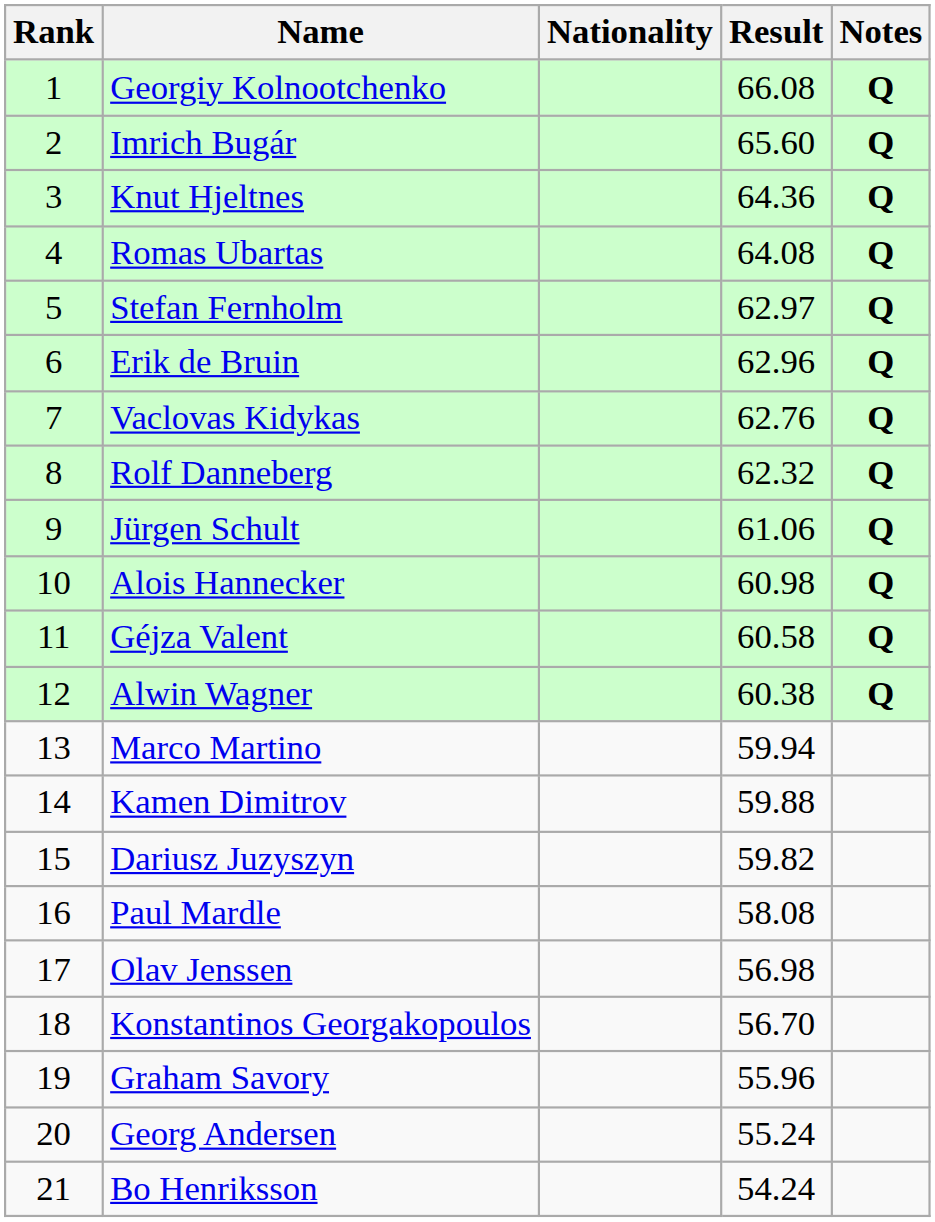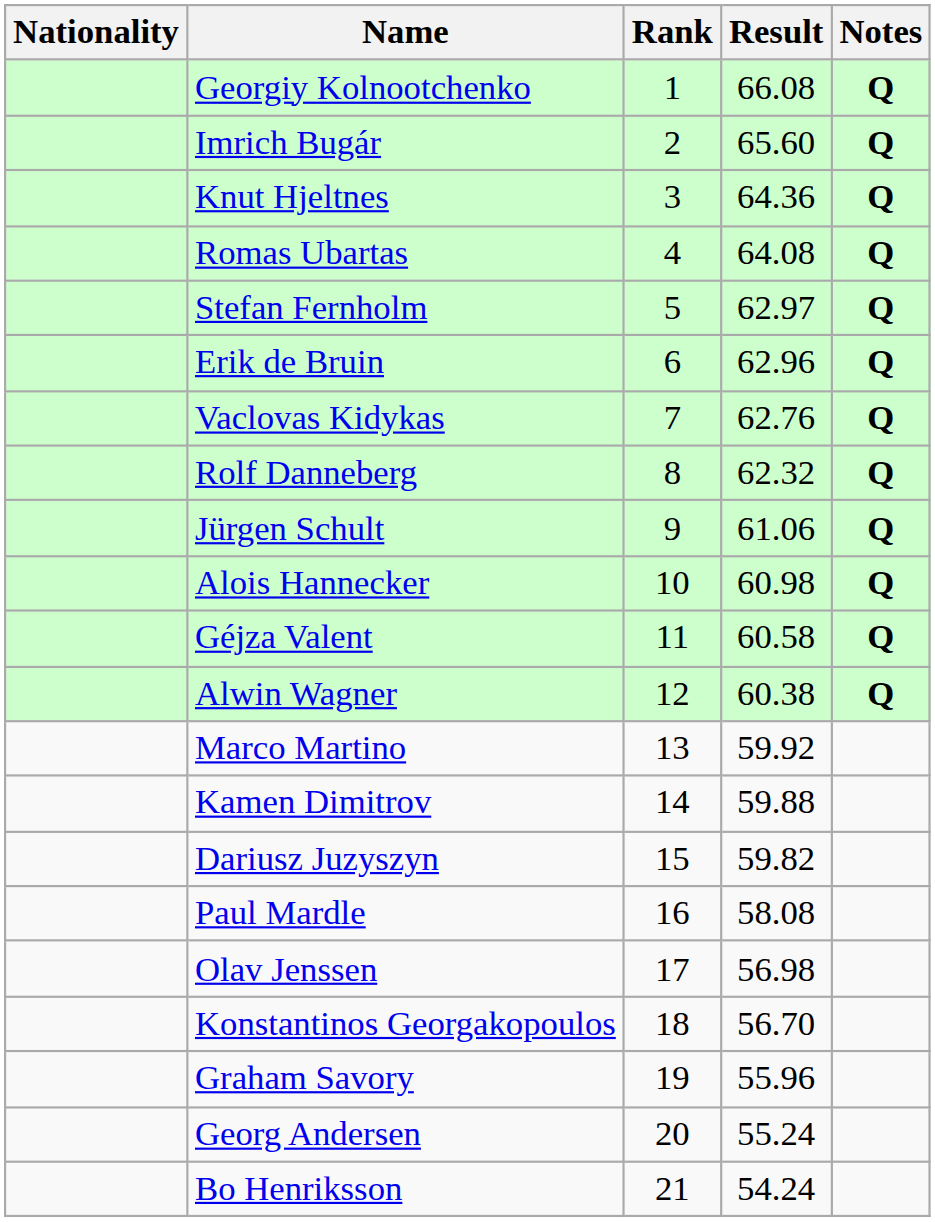columns swapped: (54, 32) <-> (630, 32)
(776, 747) 59.94 -> (776, 747) 59.92
